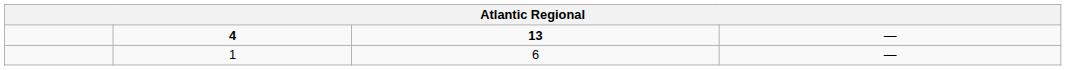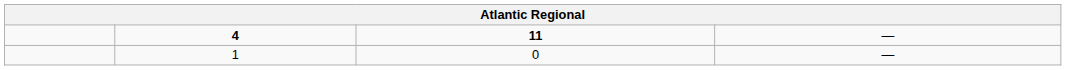(535, 35) 13 -> (535, 35) 11
(535, 55) 6 -> (535, 55) 0
